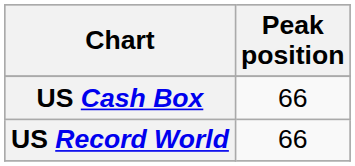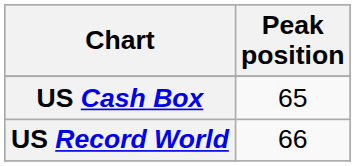(293, 97) 66 -> (293, 97) 65
